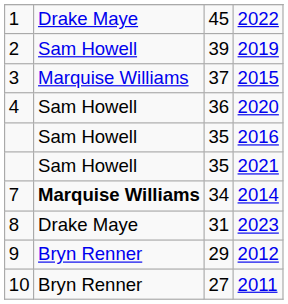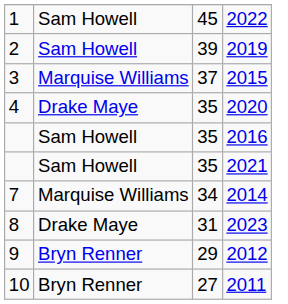(88, 19) Drake Maye -> (88, 19) Sam Howell
(88, 107) Sam Howell -> (88, 107) Drake Maye
(219, 107) 36 -> (207, 107) 35
(119, 195) bold -> (113, 195) normal
